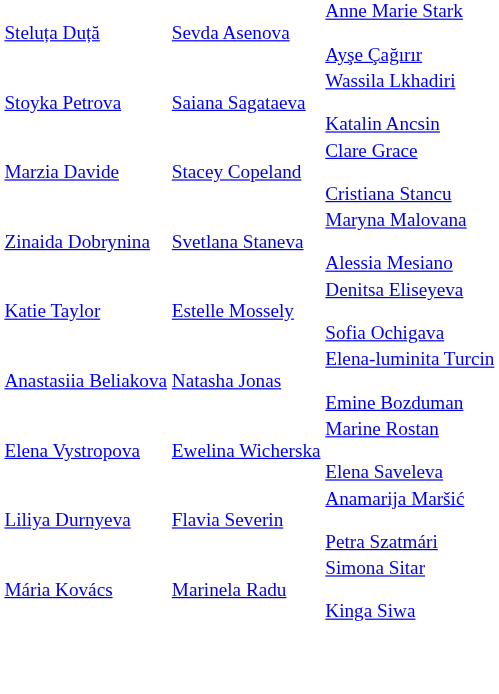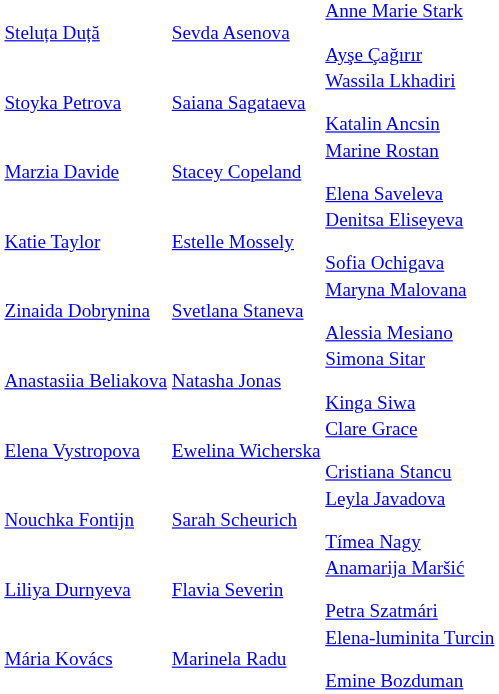(388, 172) Clare Grace Cristiana Stancu -> (384, 172) Marine Rostan Elena Saveleva
rows swapped: (77, 241) <-> (52, 311)
(410, 380) Elena-luminita Turcin Emine Bozduman -> (375, 380) Simona Sitar Kinga Siwa
(384, 450) Marine Rostan Elena Saveleva -> (388, 450) Clare Grace Cristiana Stancu
+ row: (69, 520)
(375, 589) Simona Sitar Kinga Siwa -> (410, 659) Elena-luminita Turcin Emine Bozduman
